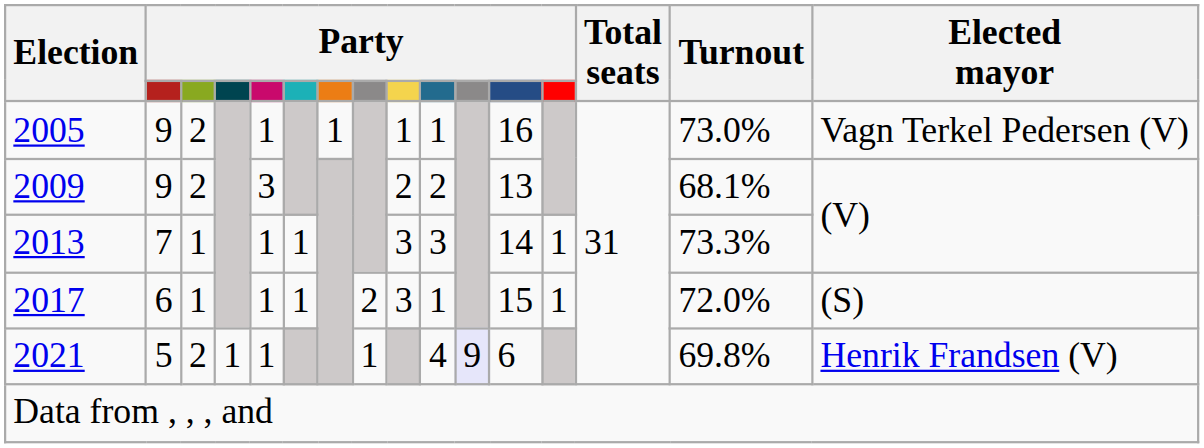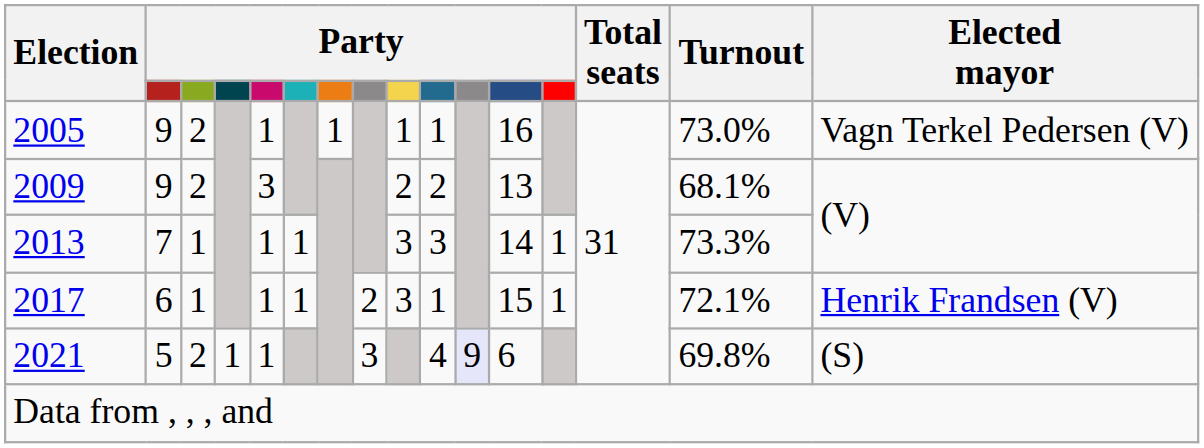(724, 299) 72.0% -> (724, 299) 72.1%
(842, 299) (S) -> (969, 299) Henrik Frandsen (V)
(369, 355) 1 -> (369, 355) 3
(969, 355) Henrik Frandsen (V) -> (842, 355) (S)
